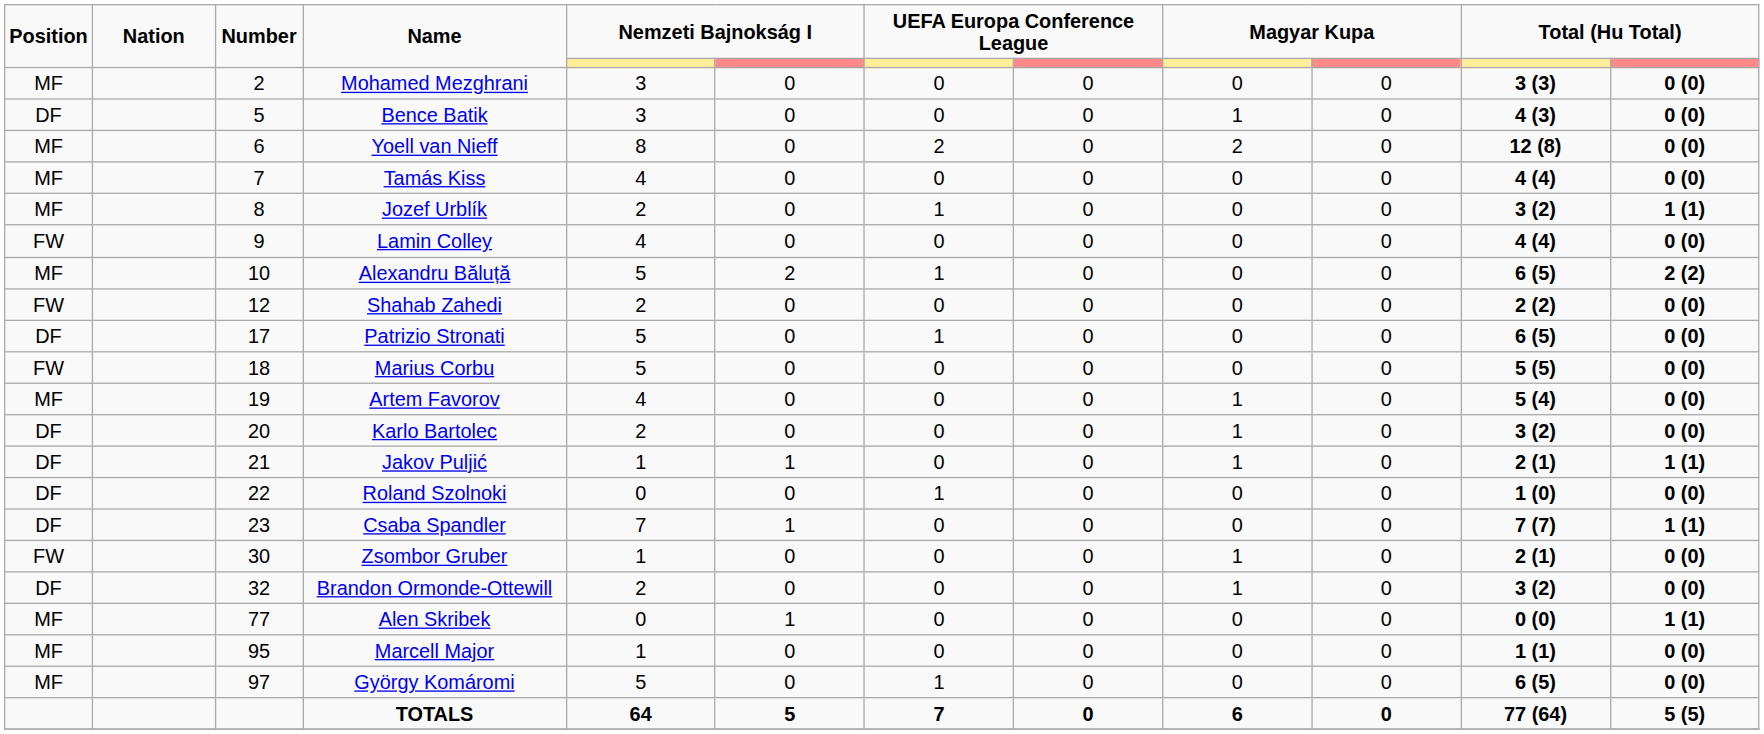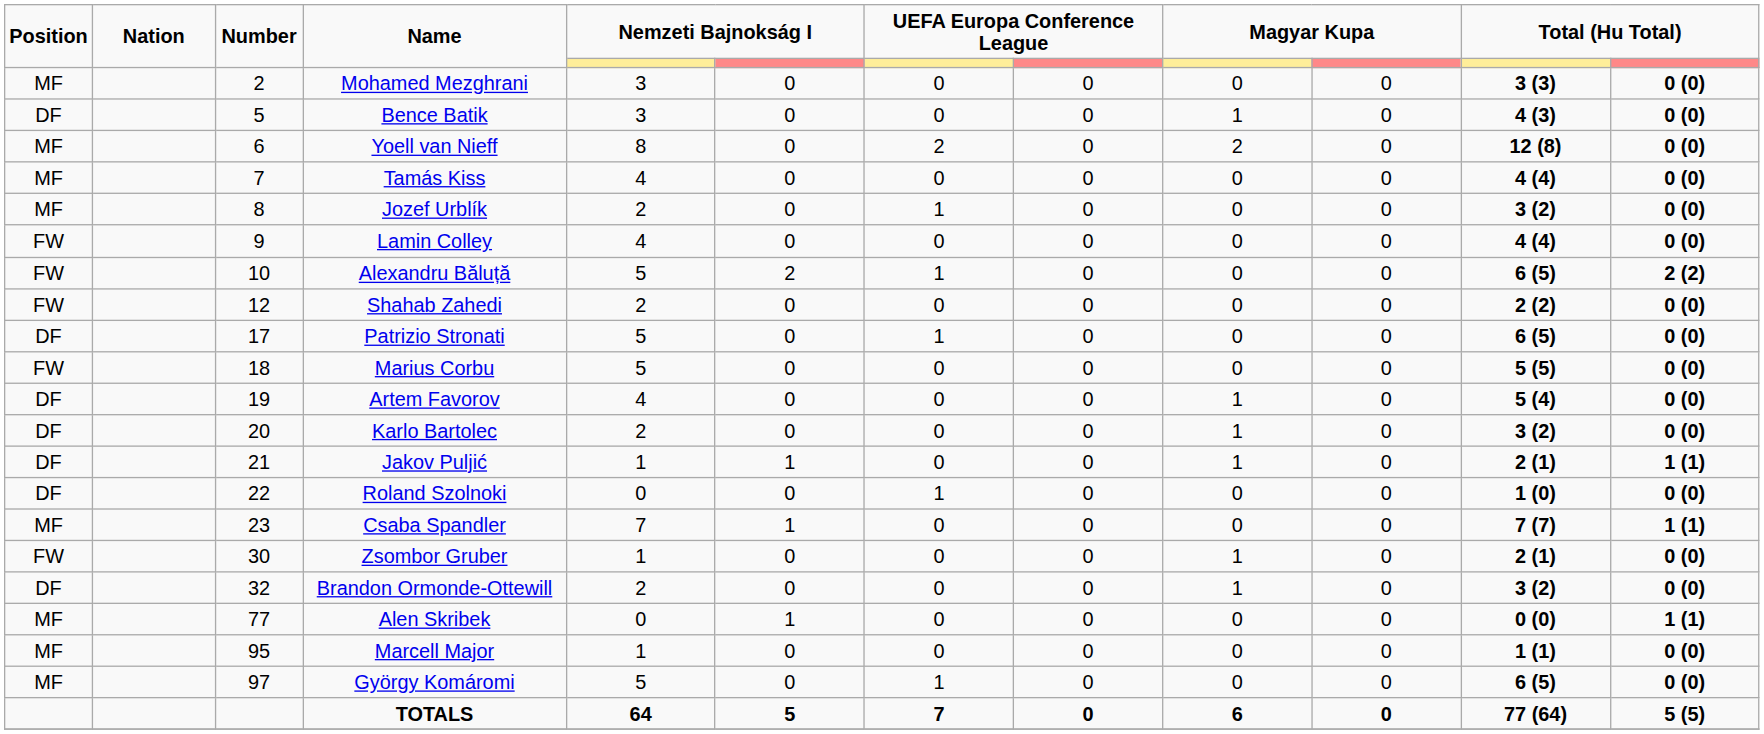(1685, 210) 1 (1) -> (1685, 210) 0 (0)
(49, 273) MF -> (49, 273) FW
(49, 399) MF -> (49, 399) DF
(49, 525) DF -> (49, 525) MF
